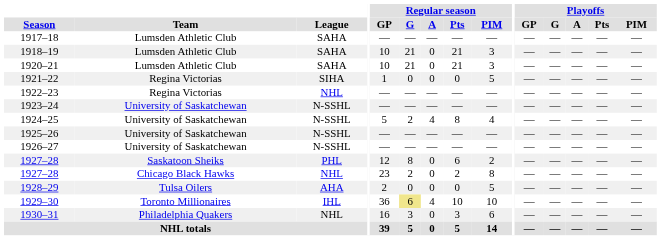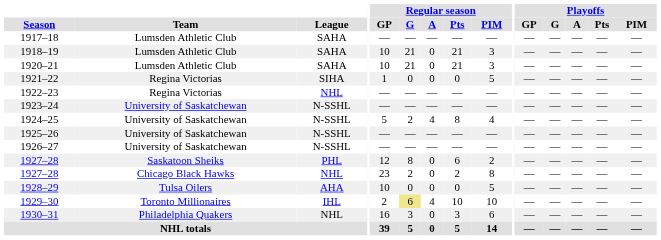(384, 187) 2 -> (384, 187) 10
(384, 201) 36 -> (384, 201) 2
